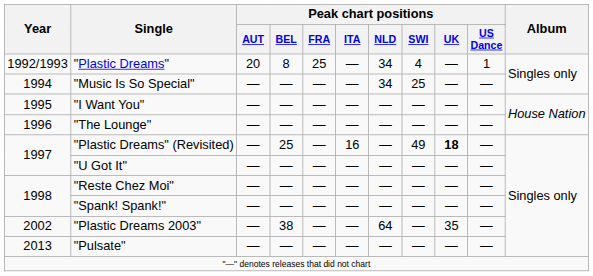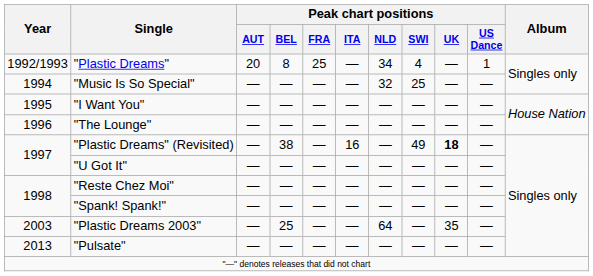(385, 84) 34 -> (385, 84) 32
(286, 145) 25 -> (286, 145) 38
(38, 226) 2002 -> (38, 226) 2003
(286, 226) 38 -> (286, 226) 25
